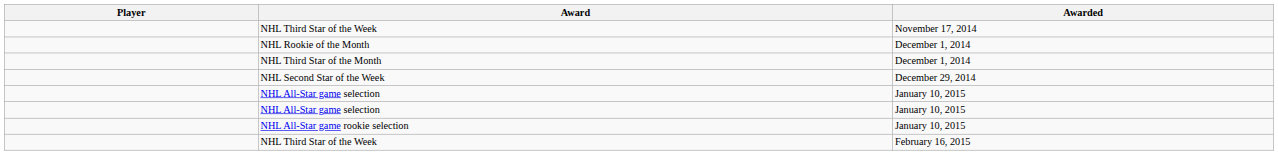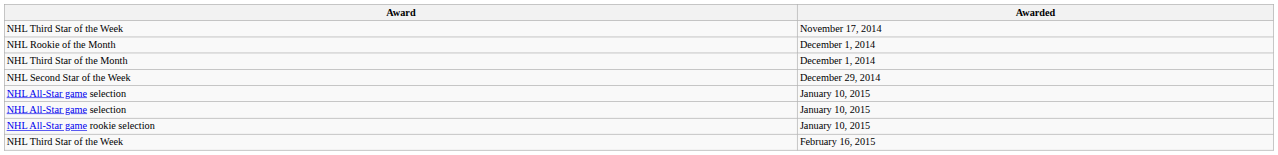- column: (131, 12)
